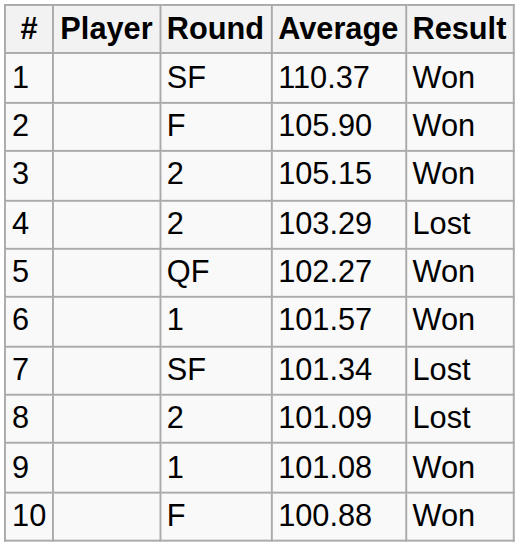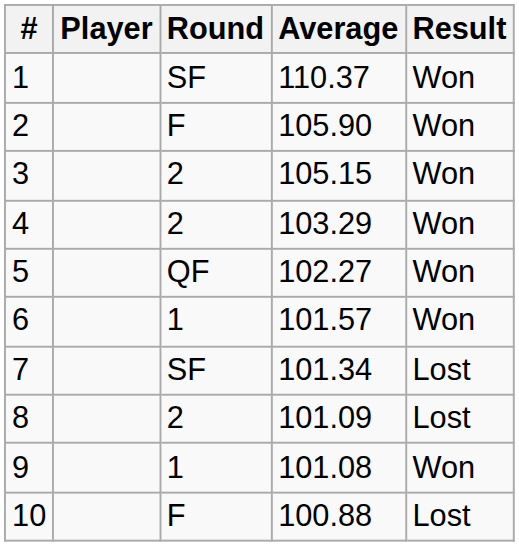(442, 223) Lost -> (444, 223) Won
(444, 516) Won -> (442, 516) Lost
